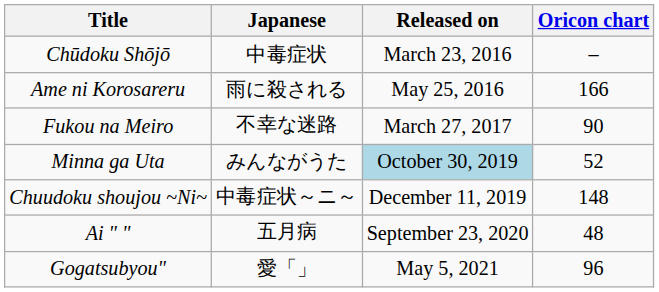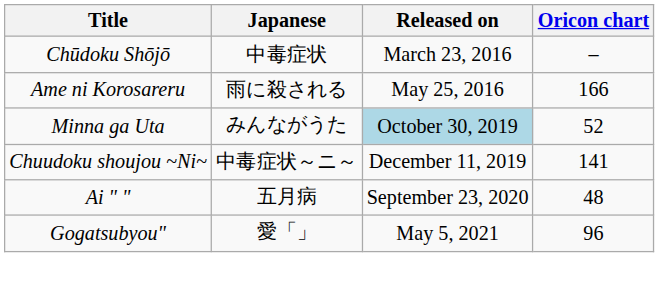- row: (108, 125)
(593, 197) 148 -> (593, 161) 141
